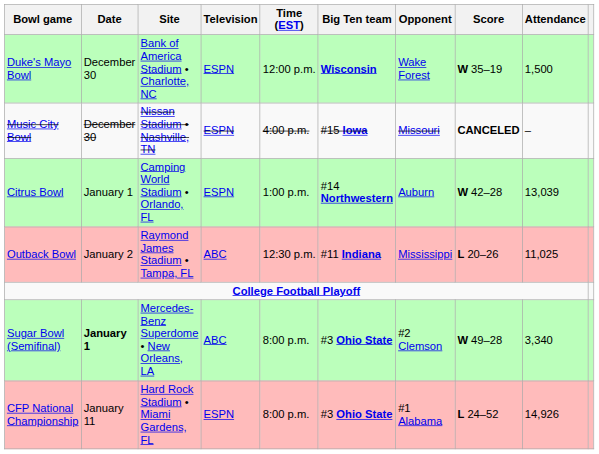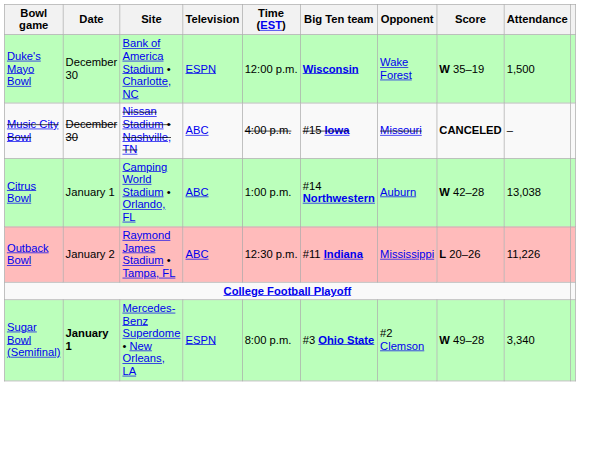(219, 130) ESPN -> (197, 130) ABC
(219, 192) ESPN -> (197, 192) ABC
(542, 192) 13,039 -> (524, 192) 13,038
(542, 254) 11,025 -> (523, 254) 11,226
(215, 340) ABC -> (201, 340) ESPN
- row: (43, 414)
